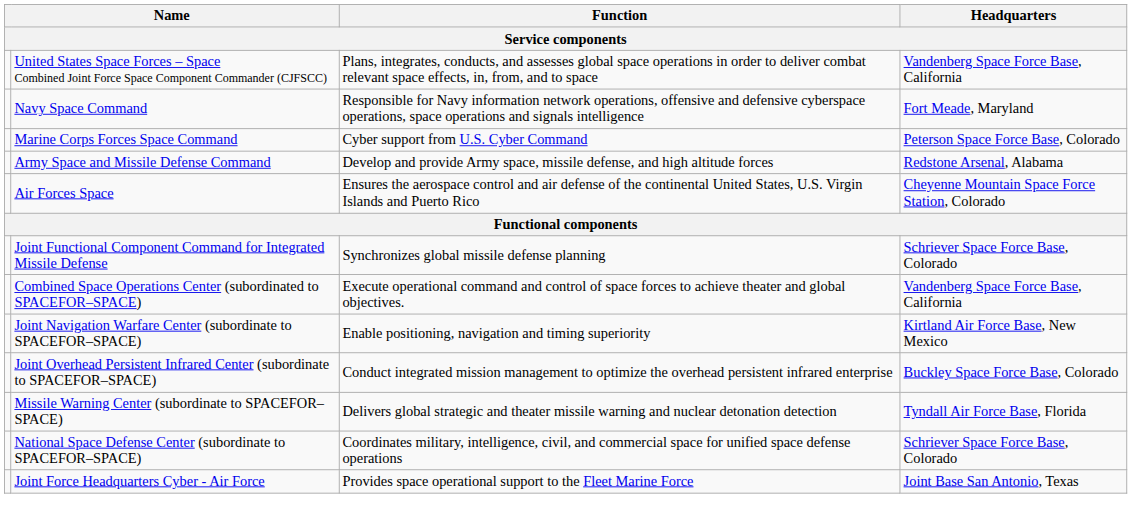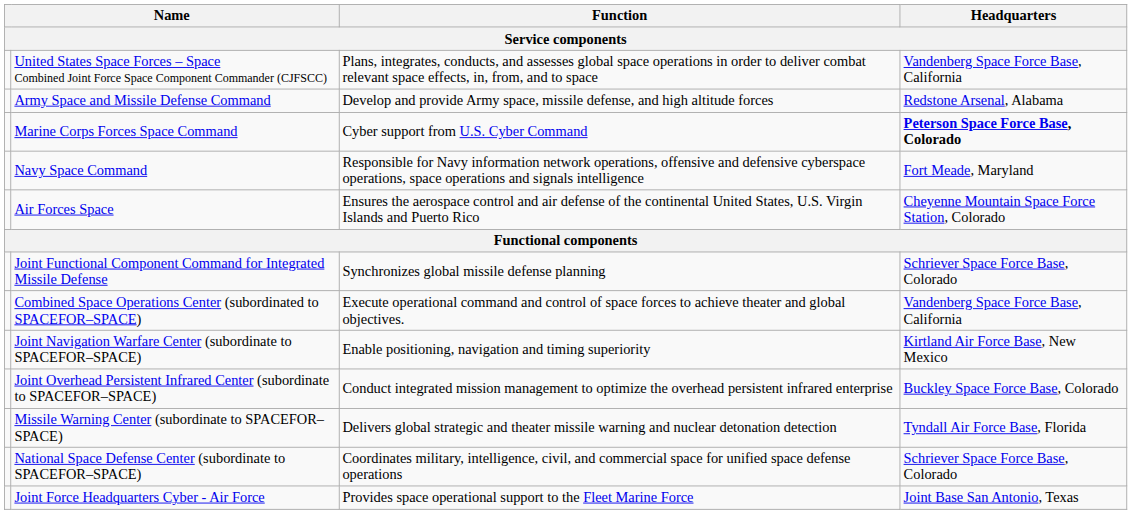rows swapped: (143, 162) <-> (81, 108)
(1012, 139) normal -> (987, 131) bold
